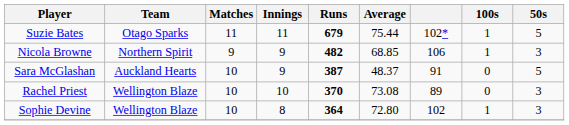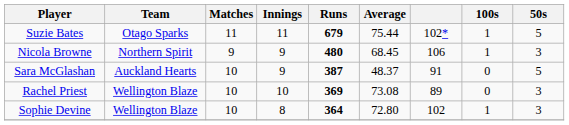(334, 52) 482 -> (334, 52) 480
(385, 52) 68.85 -> (385, 52) 68.45
(334, 91) 370 -> (334, 91) 369
